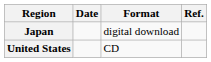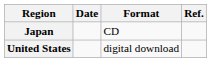(141, 31) digital download -> (111, 31) CD
(111, 48) CD -> (141, 48) digital download
